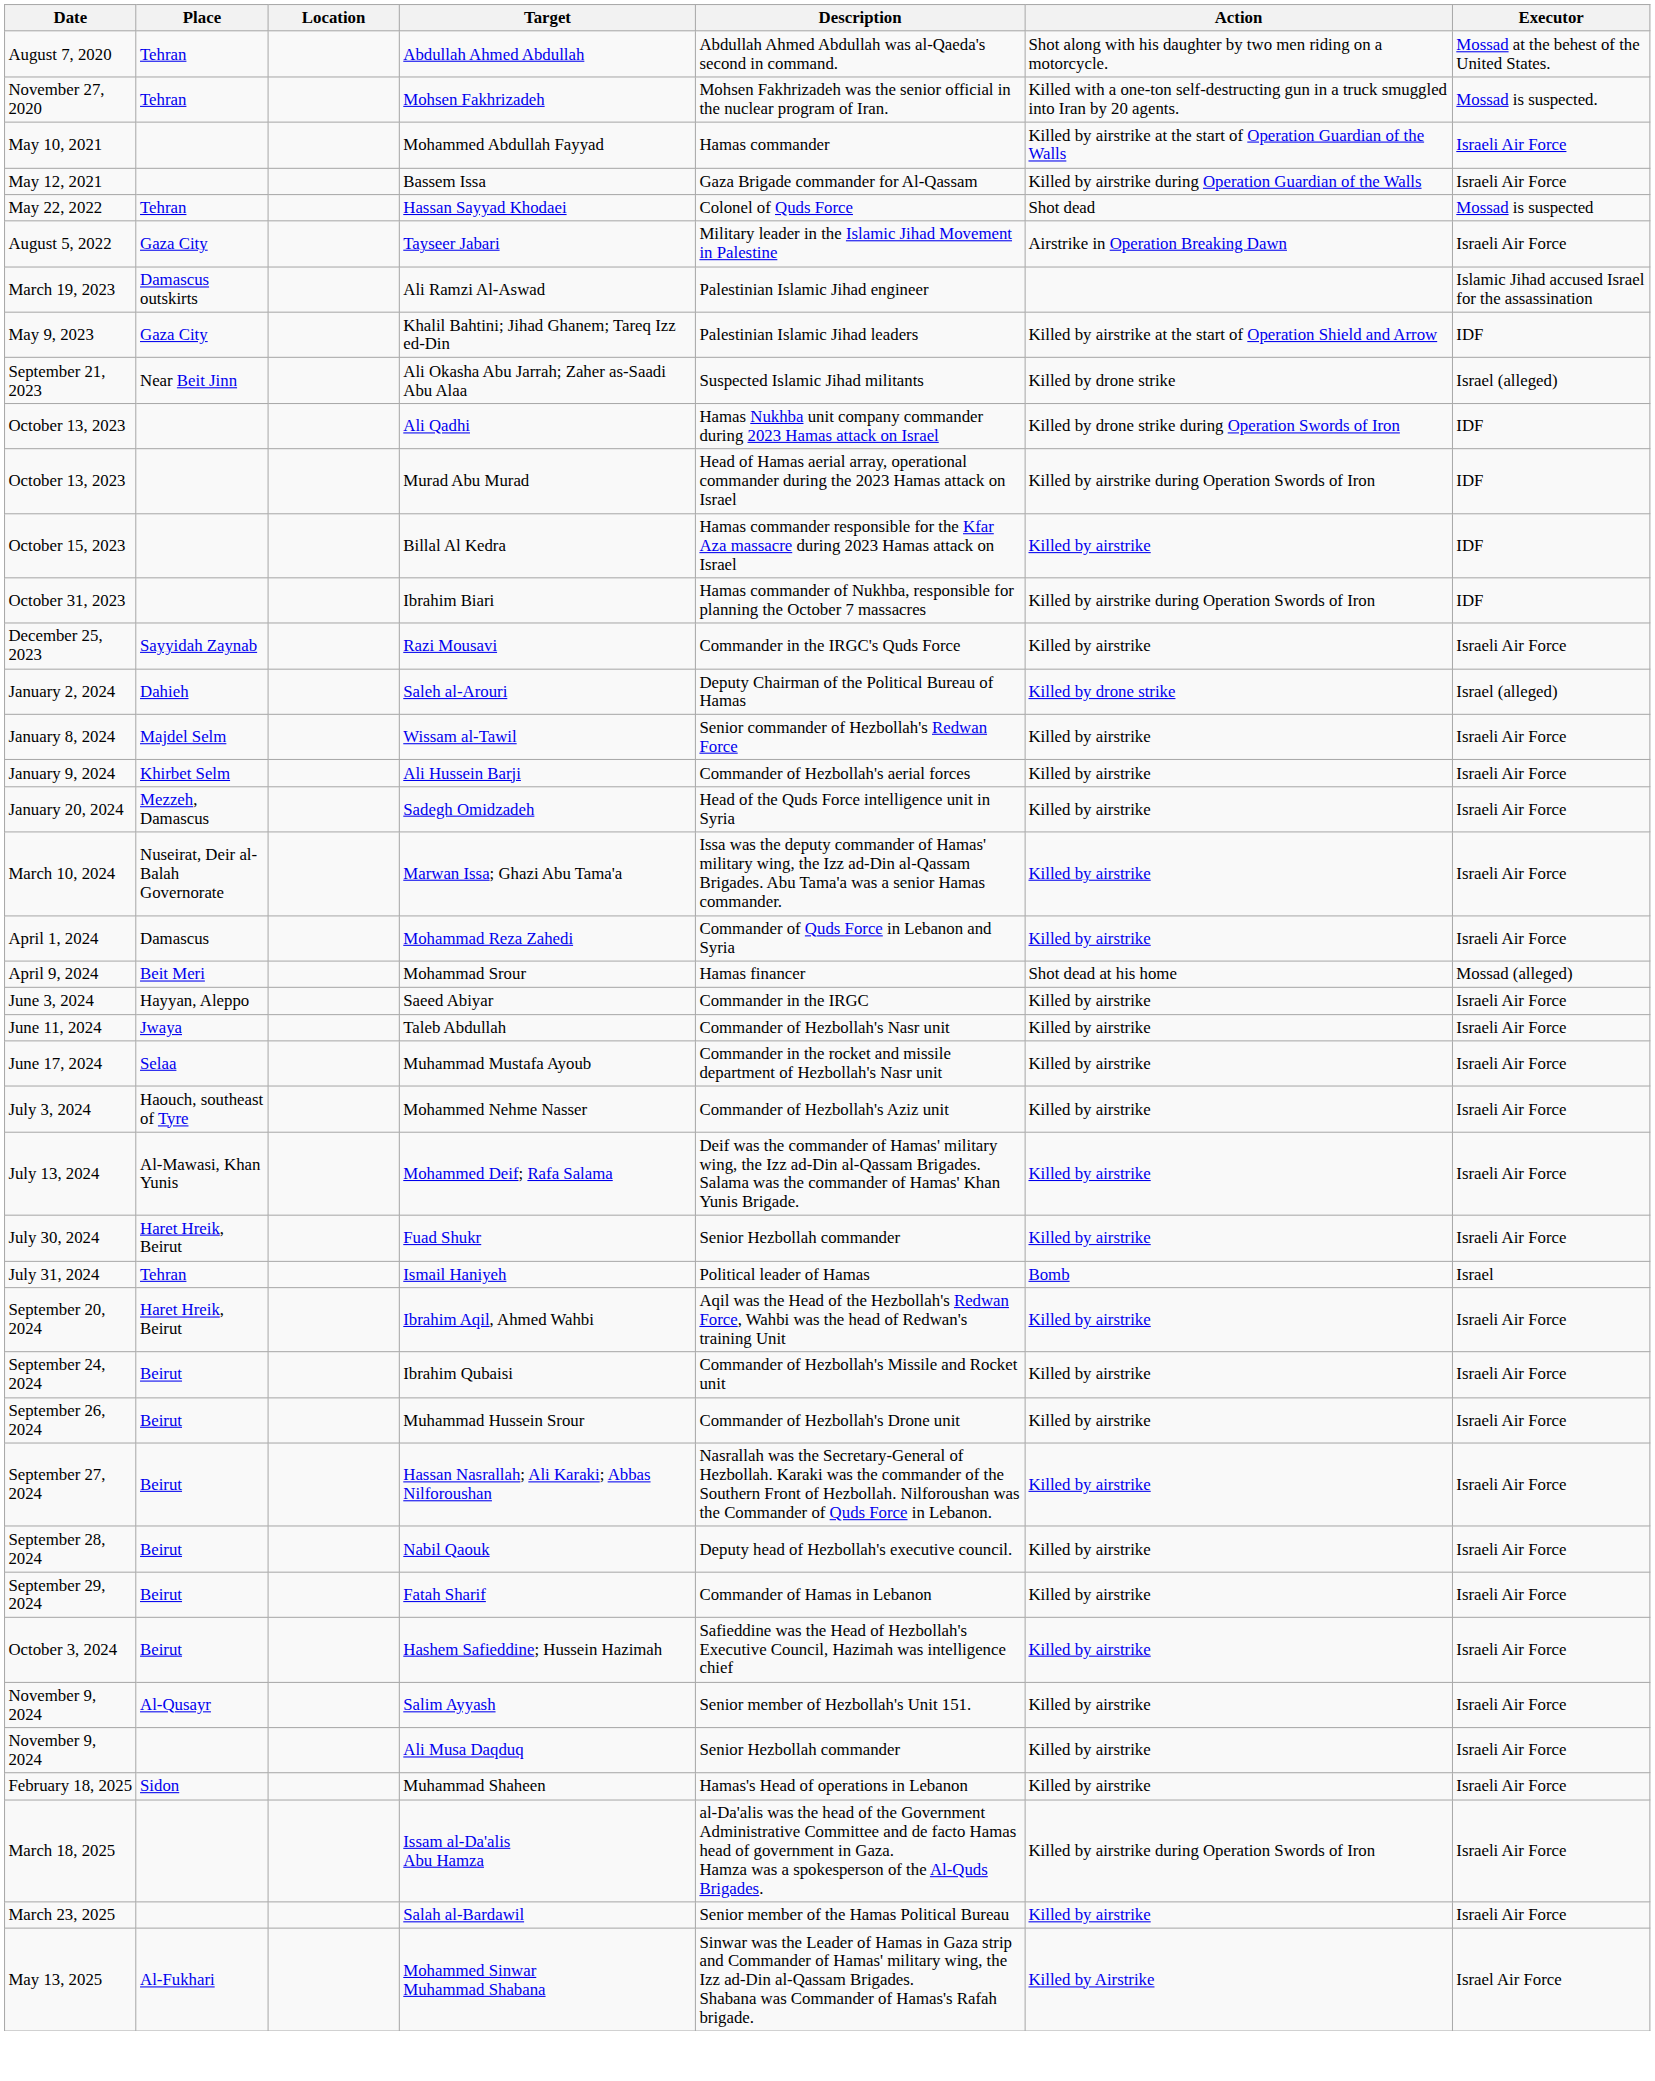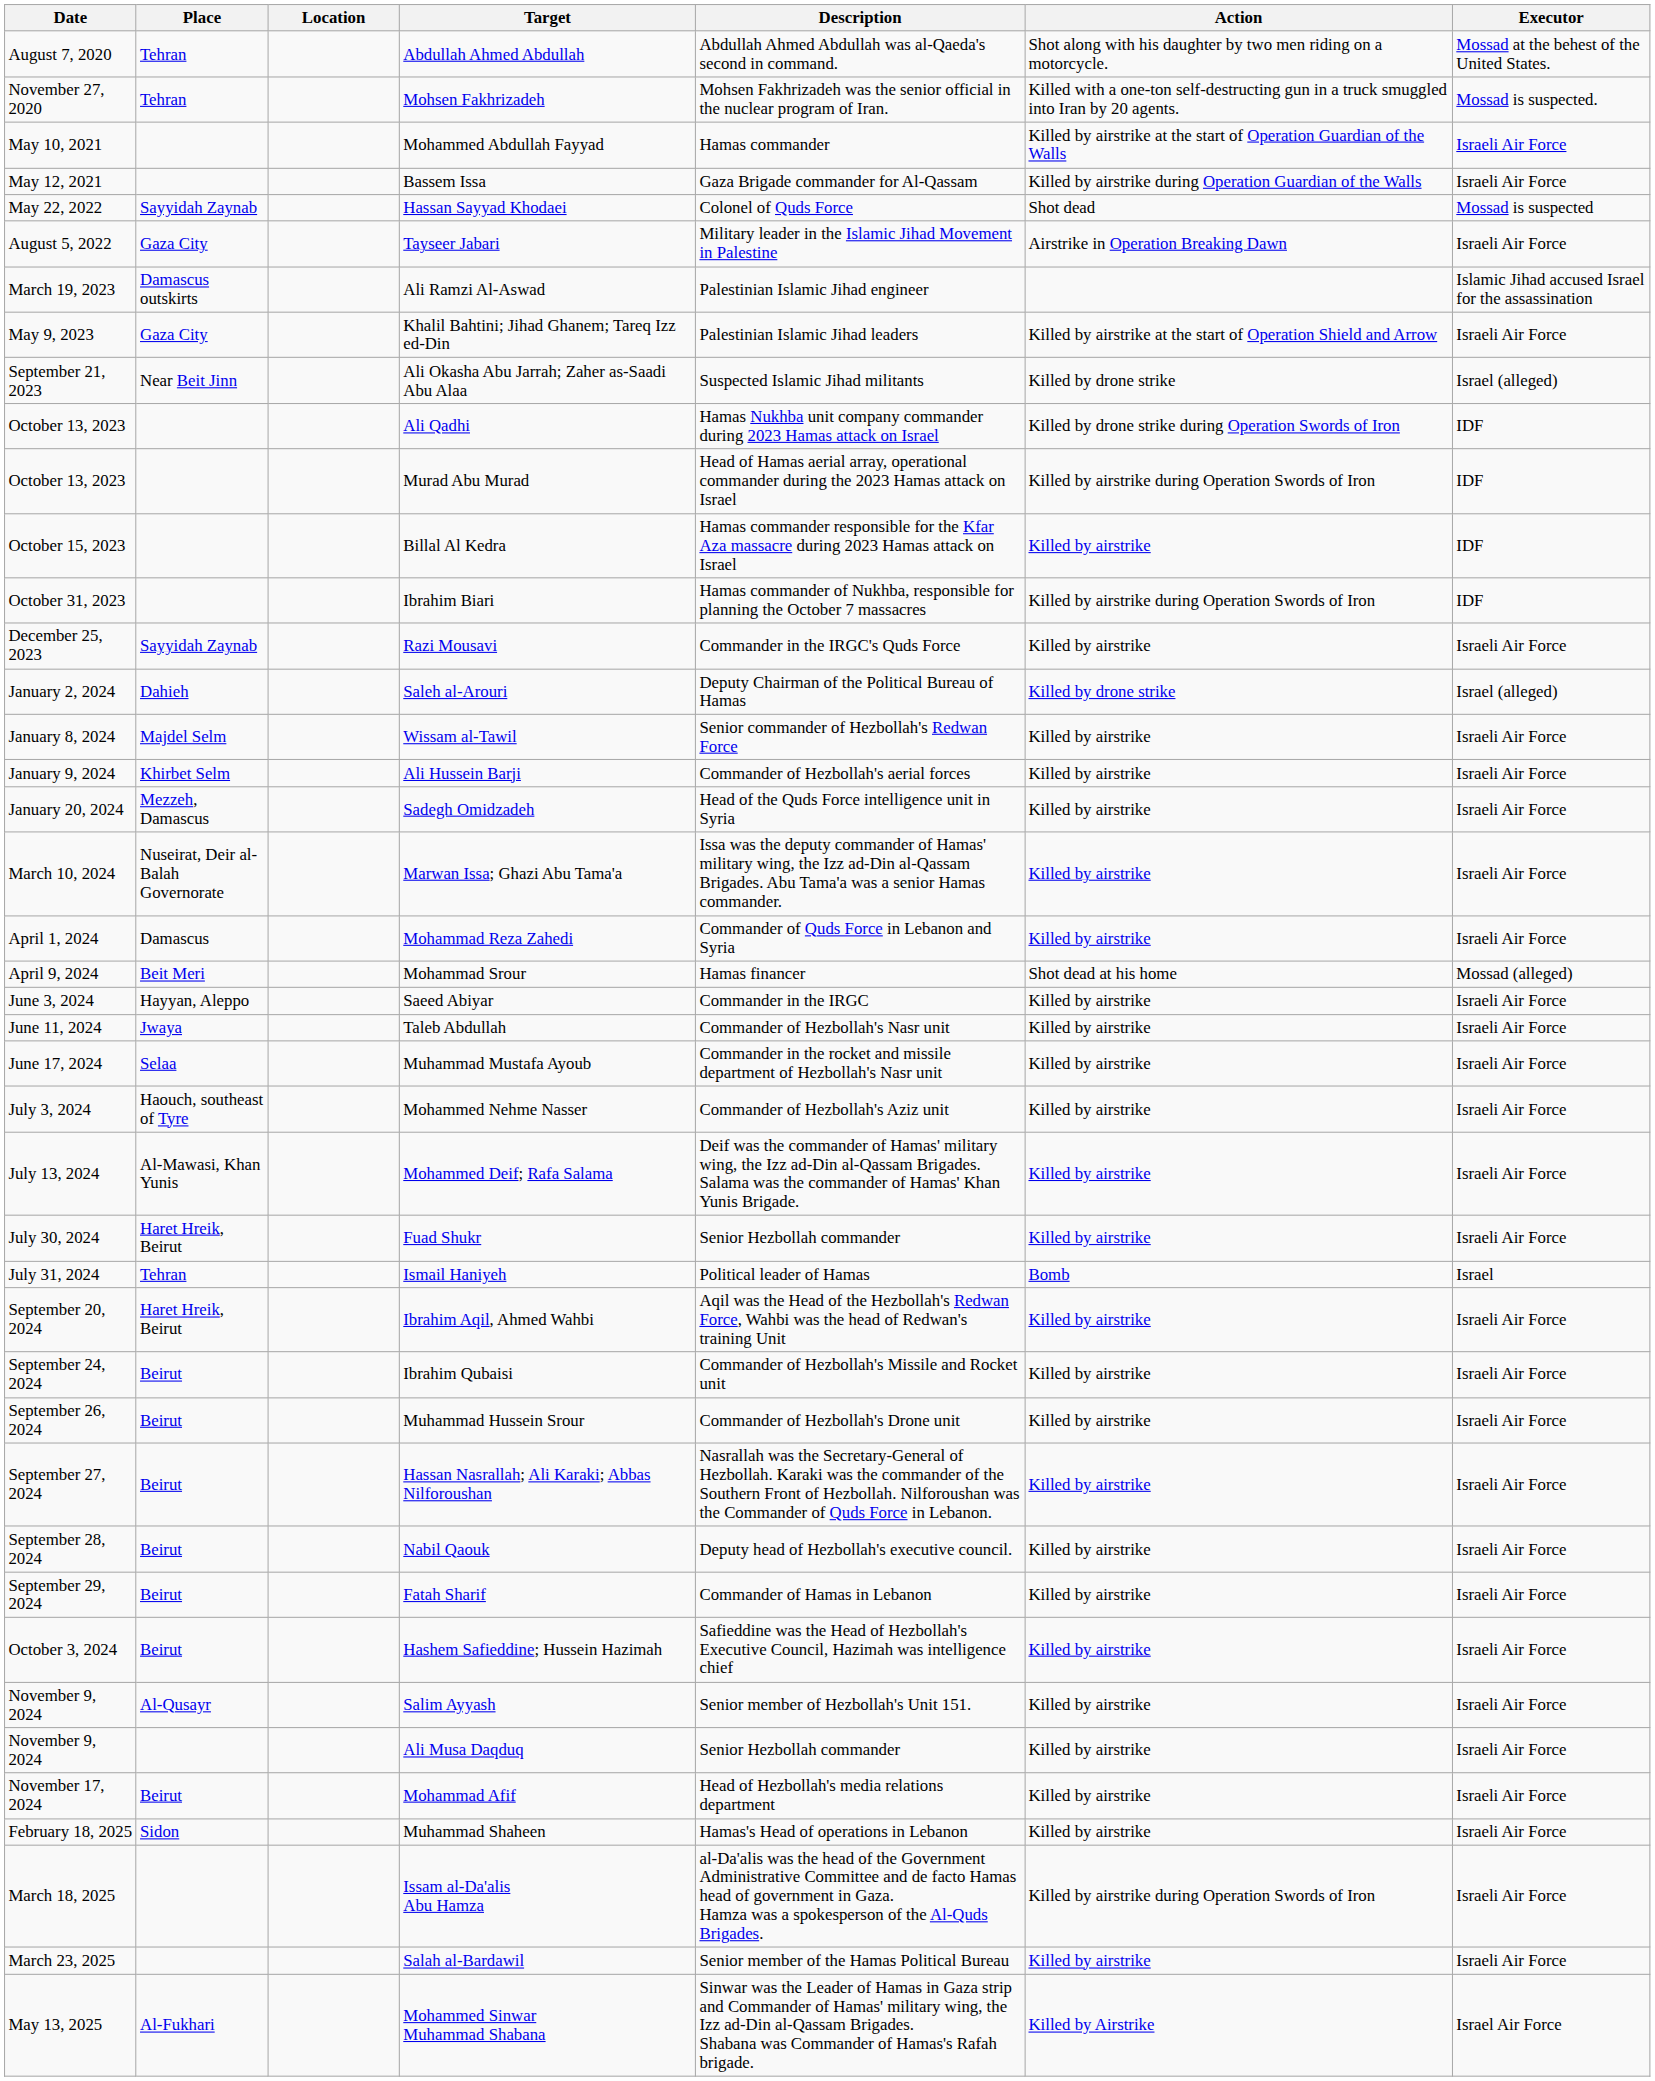(163, 207) Tehran -> (199, 207) Sayyidah Zaynab
(1470, 334) IDF -> (1511, 334) Israeli Air Force
+ row: (460, 1795)
